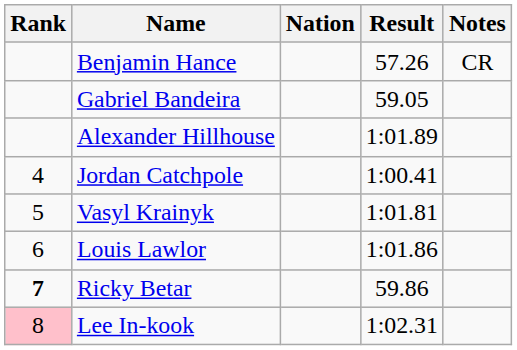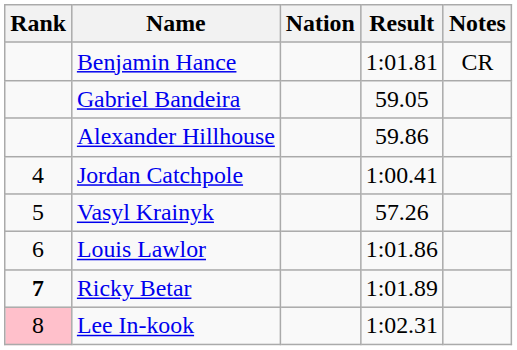(402, 61) 57.26 -> (402, 61) 1:01.81
(402, 136) 1:01.89 -> (402, 136) 59.86
(402, 212) 1:01.81 -> (402, 212) 57.26
(402, 288) 59.86 -> (402, 288) 1:01.89
